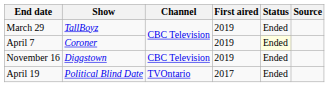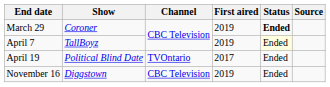(81, 27) TallBoyz -> (81, 27) Coroner
(275, 27) normal -> (276, 27) bold
(81, 43) Coroner -> (81, 43) TallBoyz
rows swapped: (23, 74) <-> (33, 58)
